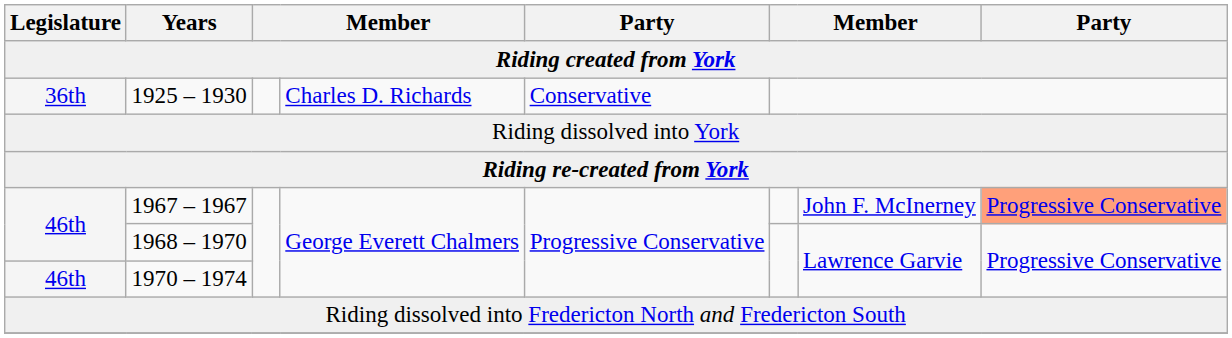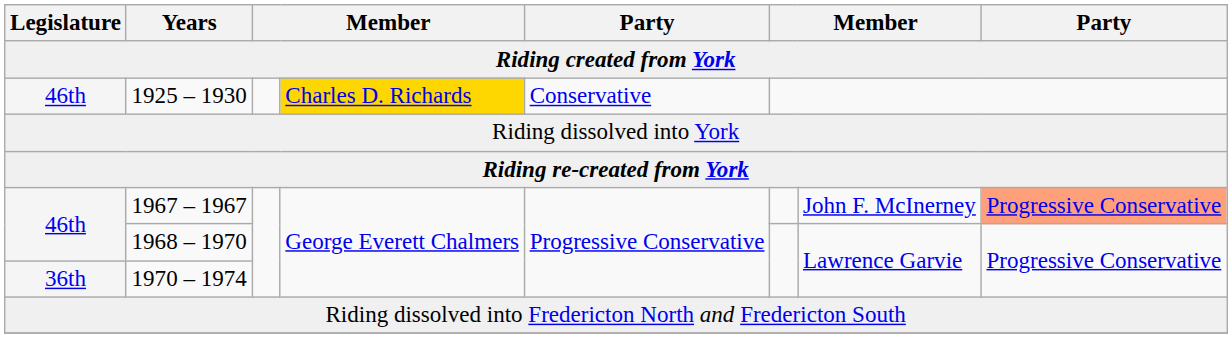(65, 95) 36th -> (65, 95) 46th
(378, 95) no background -> (378, 95) gold background
(65, 278) 46th -> (65, 278) 36th
